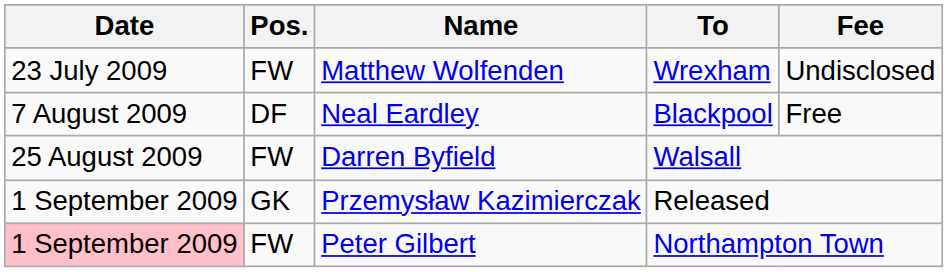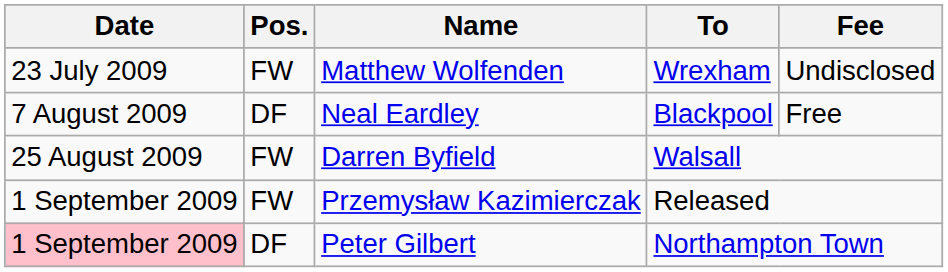(270, 200) GK -> (272, 200) FW
(272, 244) FW -> (269, 244) DF
